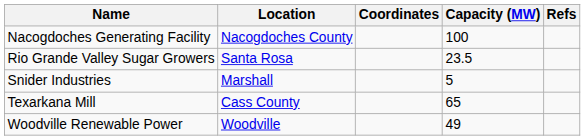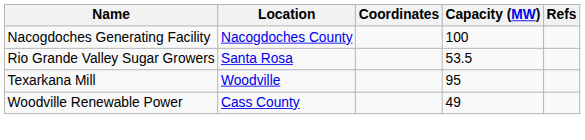(459, 59) 23.5 -> (459, 59) 53.5
- row: (59, 80)
(260, 102) Cass County -> (251, 80) Woodville
(453, 102) 65 -> (453, 80) 95
(251, 124) Woodville -> (260, 102) Cass County
